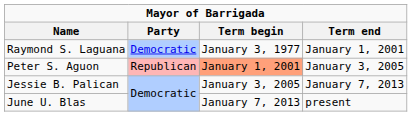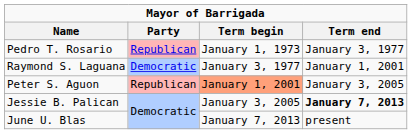+ row: (60, 49)
(355, 85) normal -> (355, 102) bold
